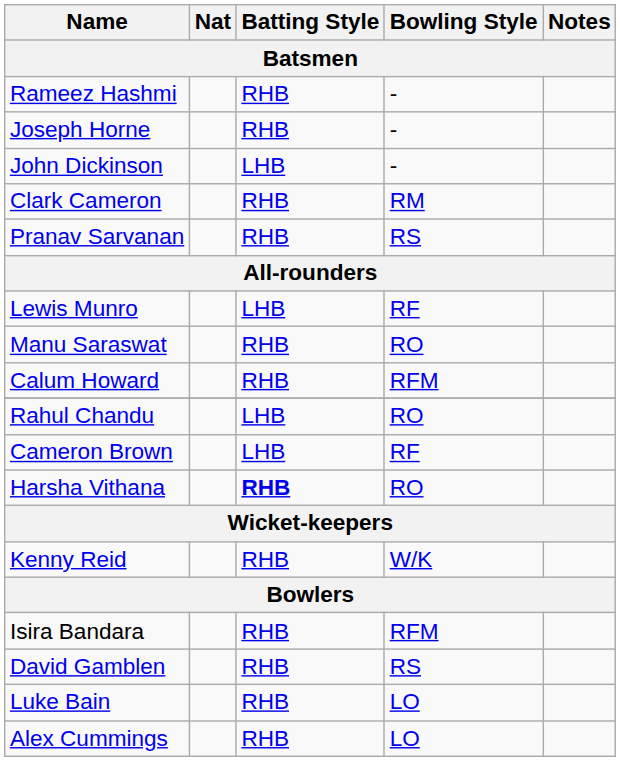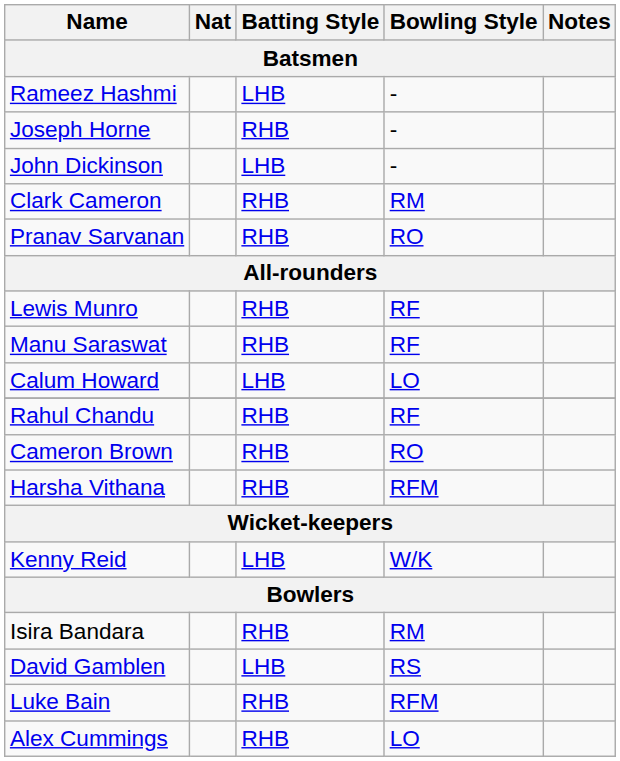(265, 93) RHB -> (263, 93) LHB
(405, 237) RS -> (407, 237) RO
(263, 308) LHB -> (265, 308) RHB
(407, 344) RO -> (405, 344) RF
(265, 380) RHB -> (263, 380) LHB
(414, 380) RFM -> (405, 380) LO
(263, 415) LHB -> (265, 415) RHB
(407, 415) RO -> (405, 415) RF
(263, 451) LHB -> (265, 451) RHB
(405, 451) RF -> (407, 451) RO
(266, 487) bold -> (265, 487) normal
(407, 487) RO -> (414, 487) RFM
(265, 559) RHB -> (263, 559) LHB
(414, 630) RFM -> (407, 630) RM
(265, 666) RHB -> (263, 666) LHB
(405, 702) LO -> (414, 702) RFM
